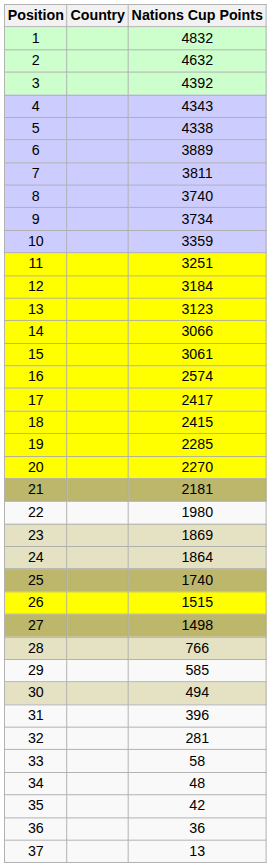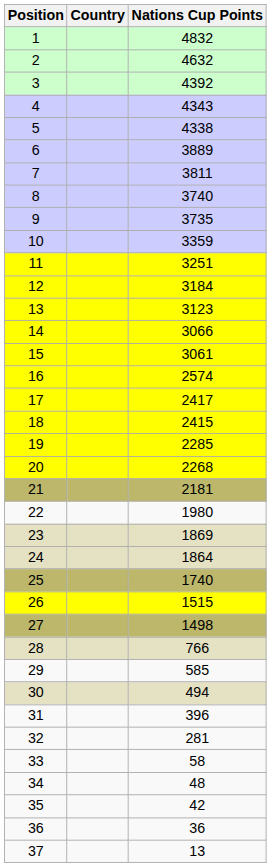(197, 219) 3734 -> (197, 219) 3735
(197, 467) 2270 -> (197, 467) 2268
